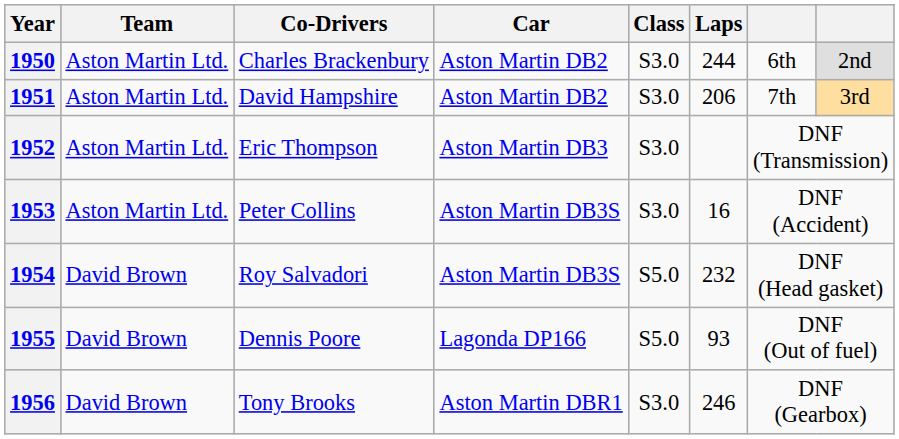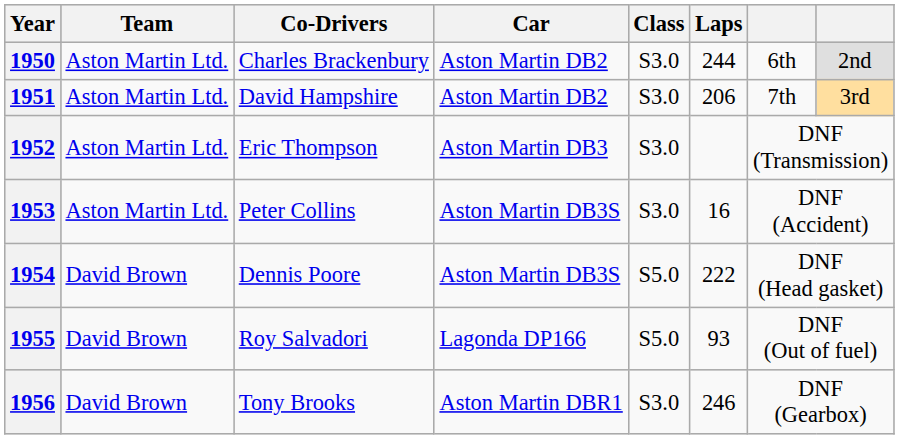(303, 274) Roy Salvadori -> (300, 274) Dennis Poore
(719, 274) 232 -> (719, 274) 222
(300, 338) Dennis Poore -> (303, 338) Roy Salvadori
